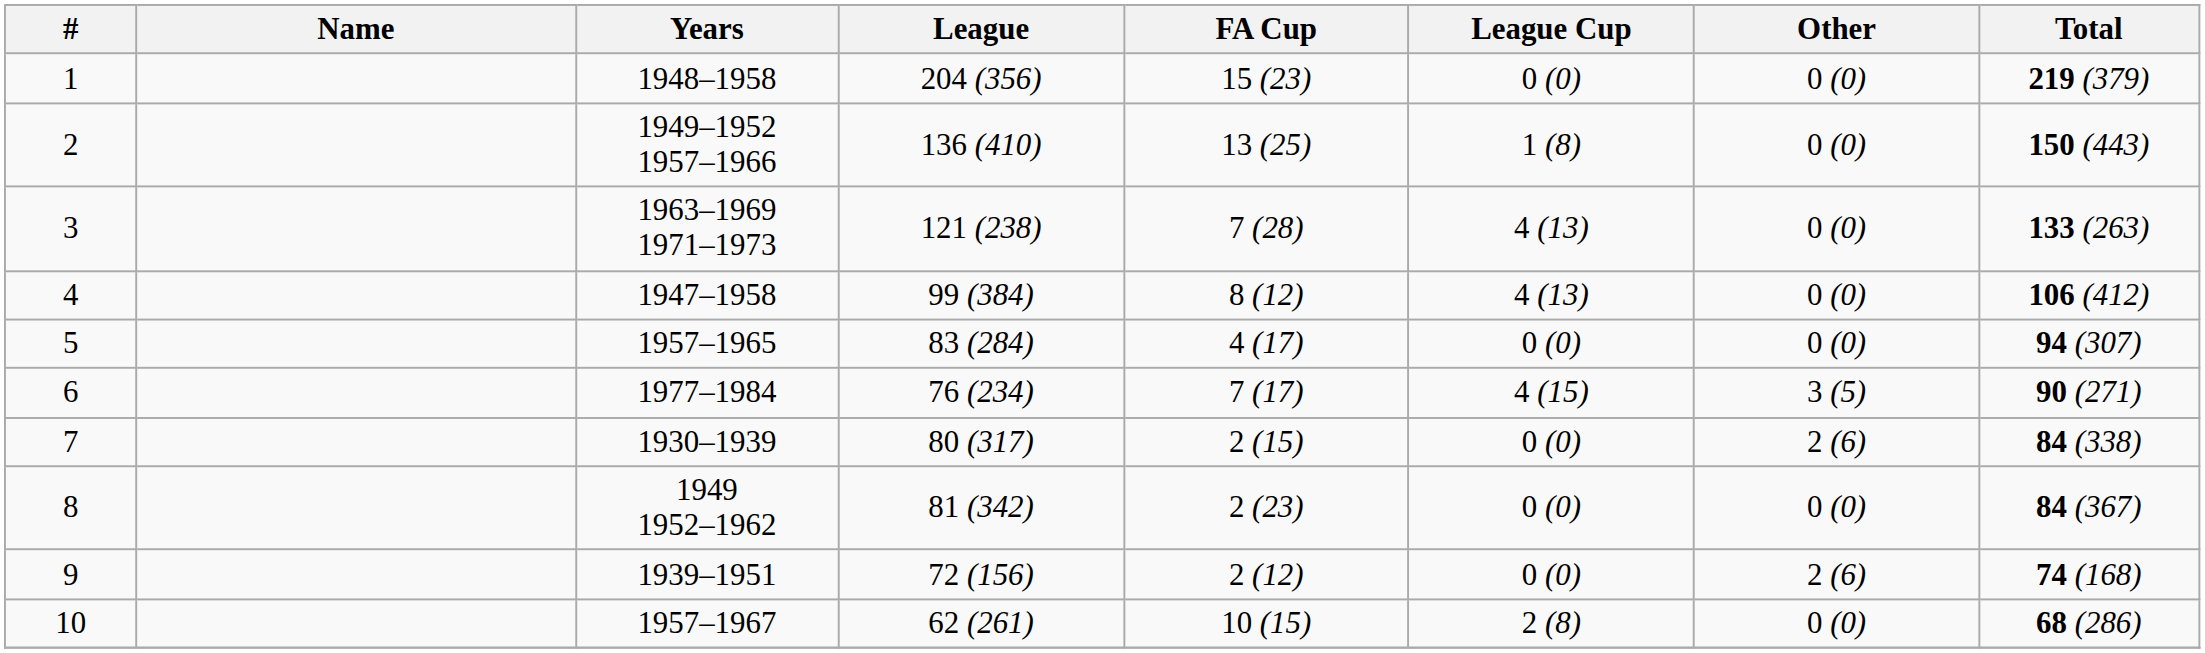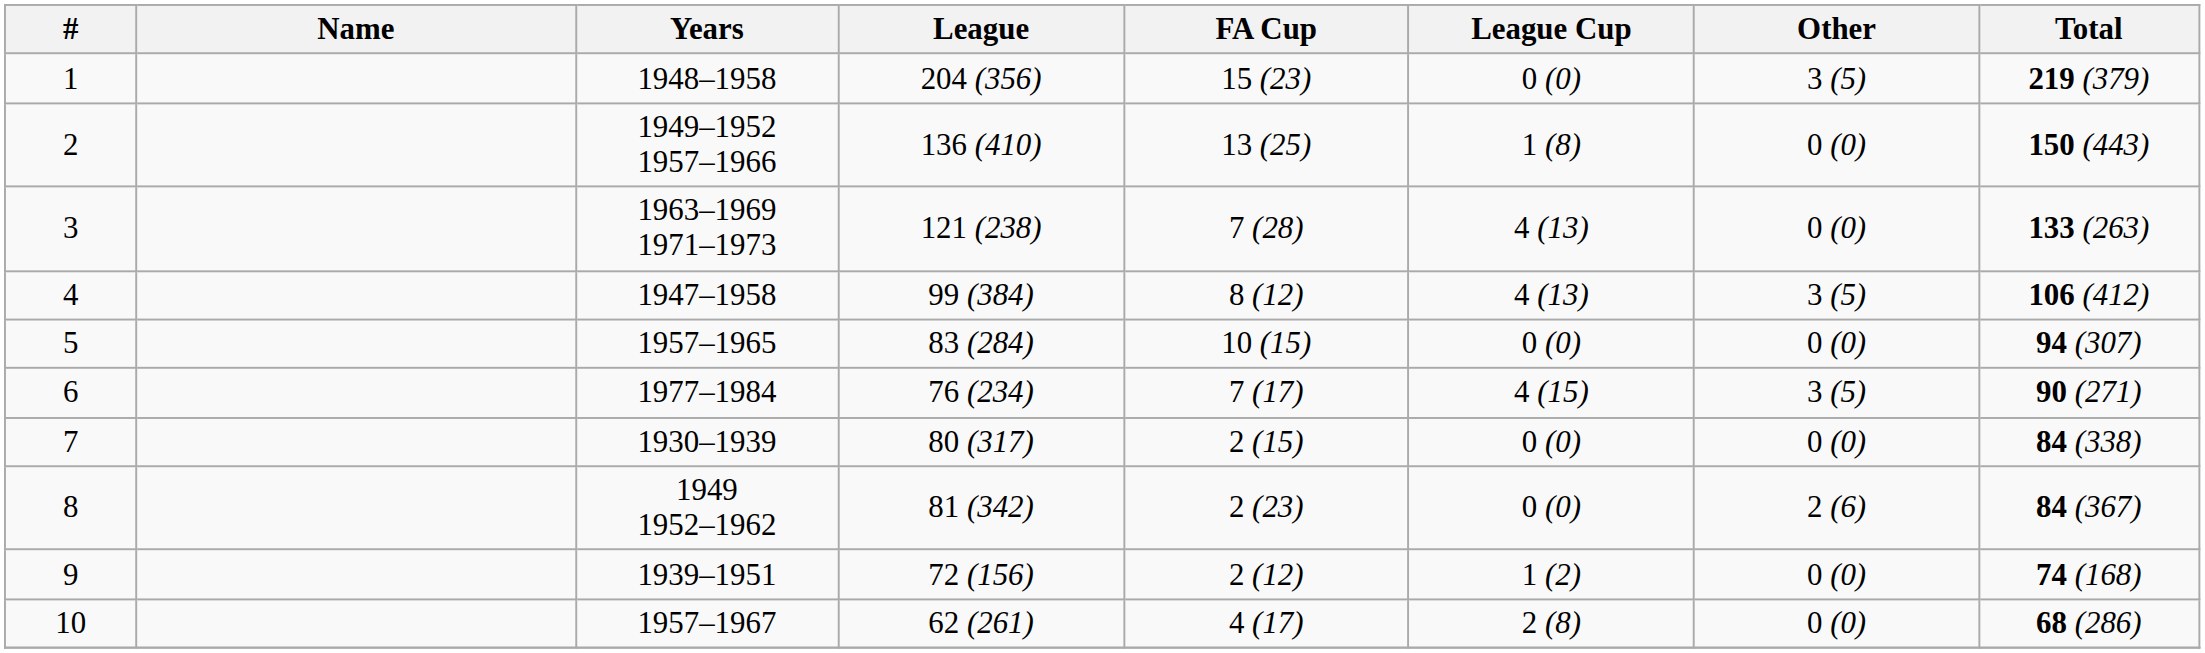(1837, 77) 0 (0) -> (1837, 77) 3 (5)
(1837, 294) 0 (0) -> (1837, 294) 3 (5)
(1266, 343) 4 (17) -> (1266, 343) 10 (15)
(1837, 441) 2 (6) -> (1837, 441) 0 (0)
(1837, 507) 0 (0) -> (1837, 507) 2 (6)
(1551, 573) 0 (0) -> (1551, 573) 1 (2)
(1837, 573) 2 (6) -> (1837, 573) 0 (0)
(1266, 622) 10 (15) -> (1266, 622) 4 (17)
